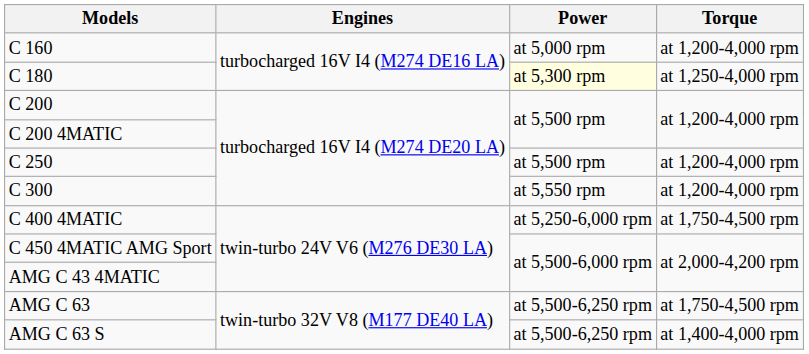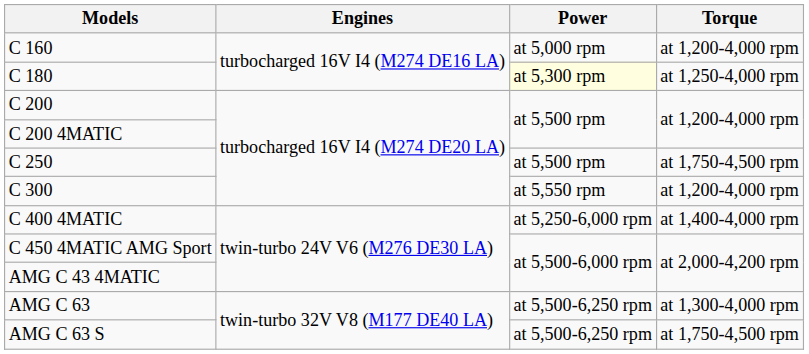(730, 162) at 1,200-4,000 rpm -> (730, 162) at 1,750-4,500 rpm
(730, 219) at 1,750-4,500 rpm -> (730, 219) at 1,400-4,000 rpm
(730, 305) at 1,750-4,500 rpm -> (730, 305) at 1,300-4,000 rpm
(730, 334) at 1,400-4,000 rpm -> (730, 334) at 1,750-4,500 rpm
